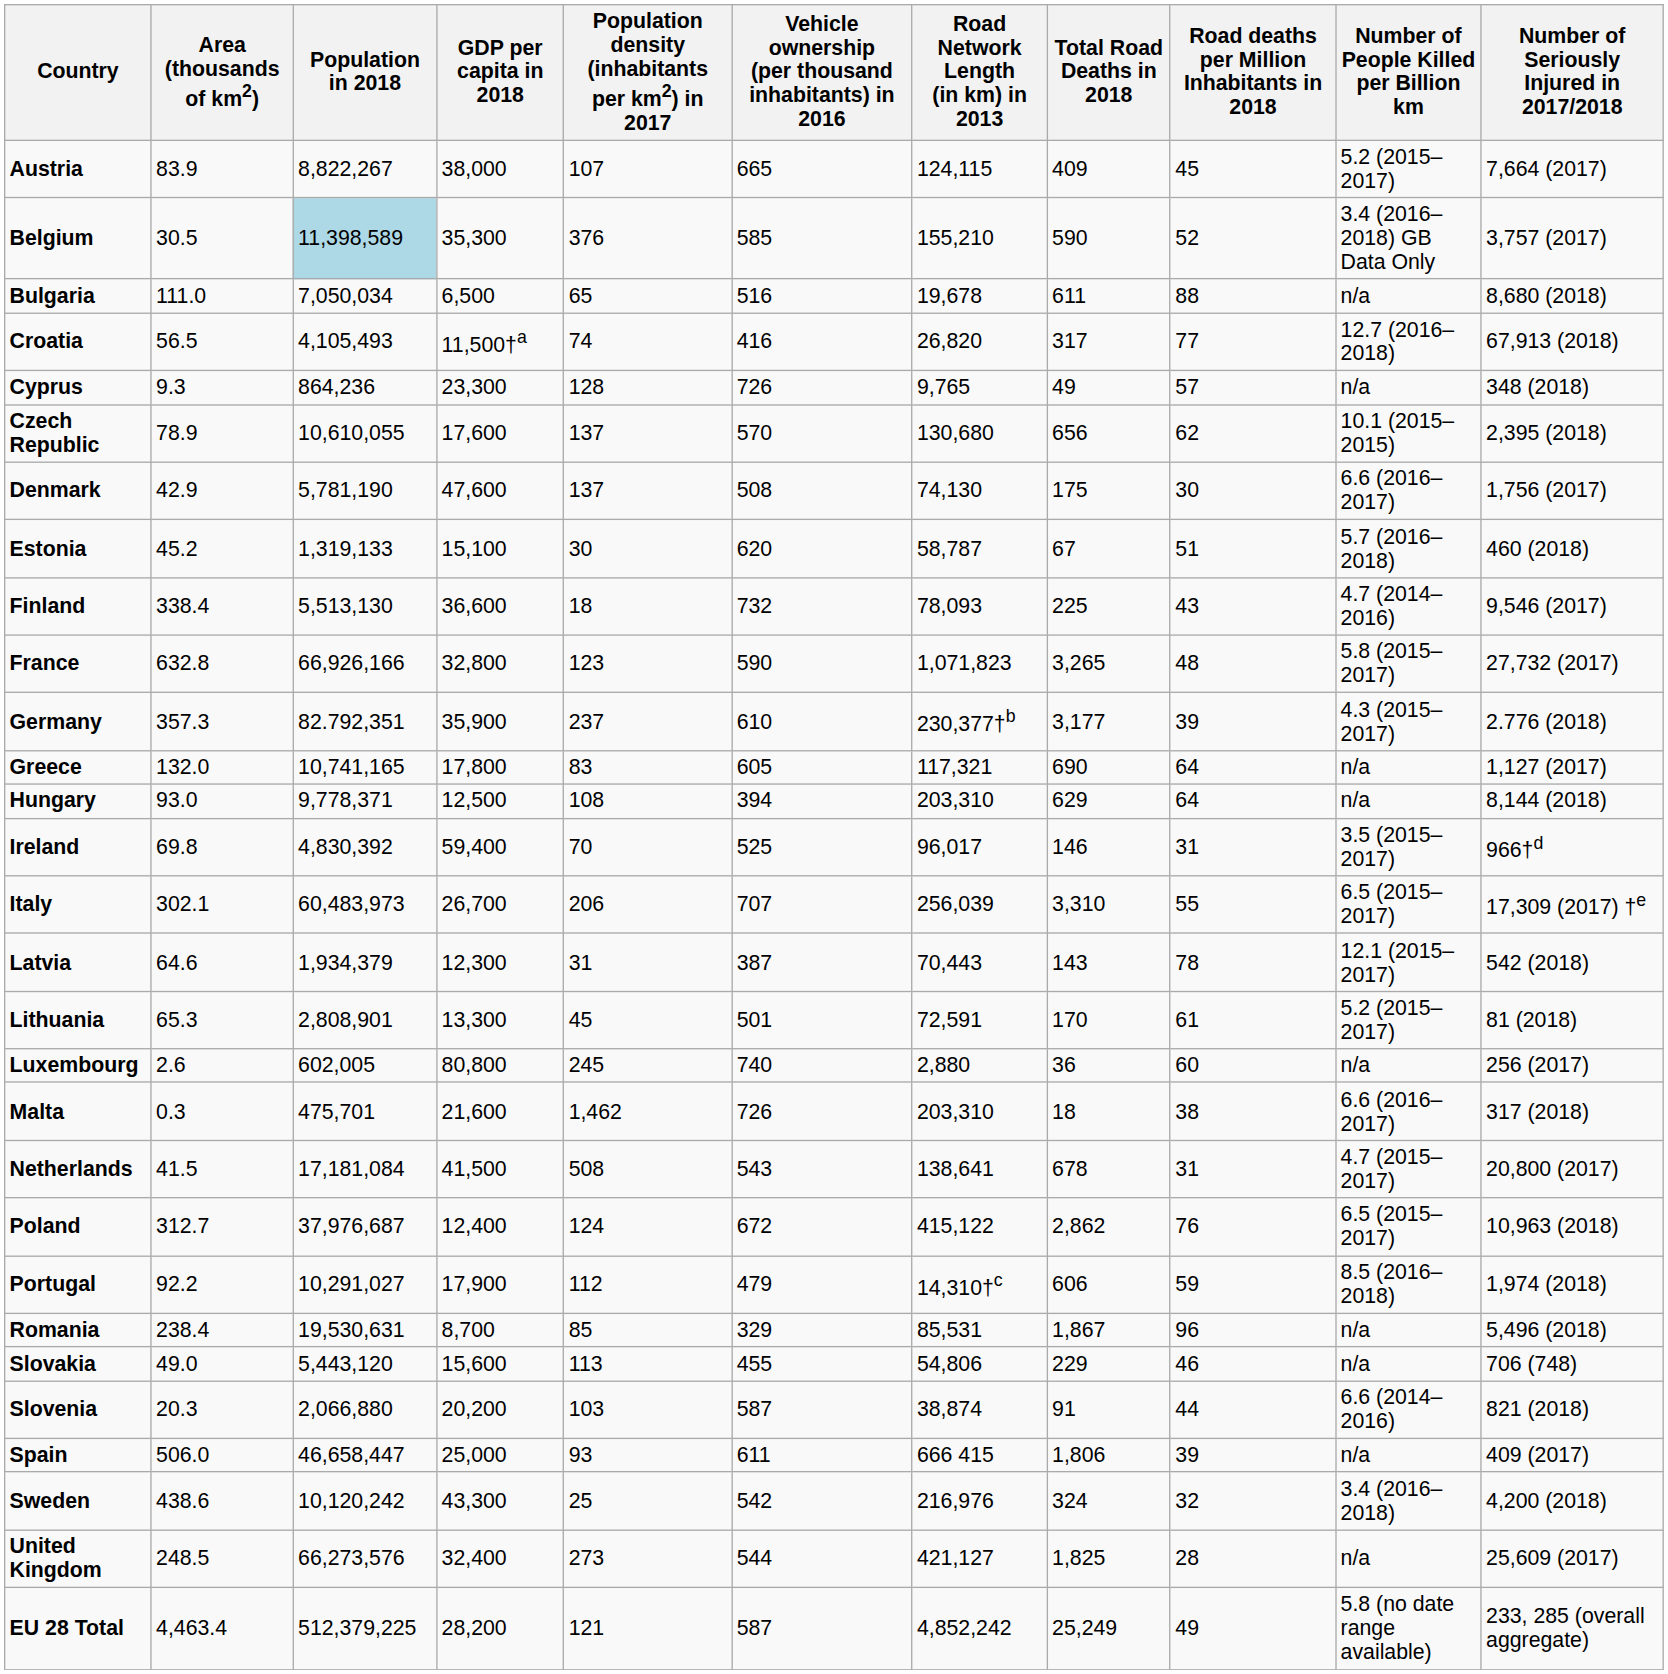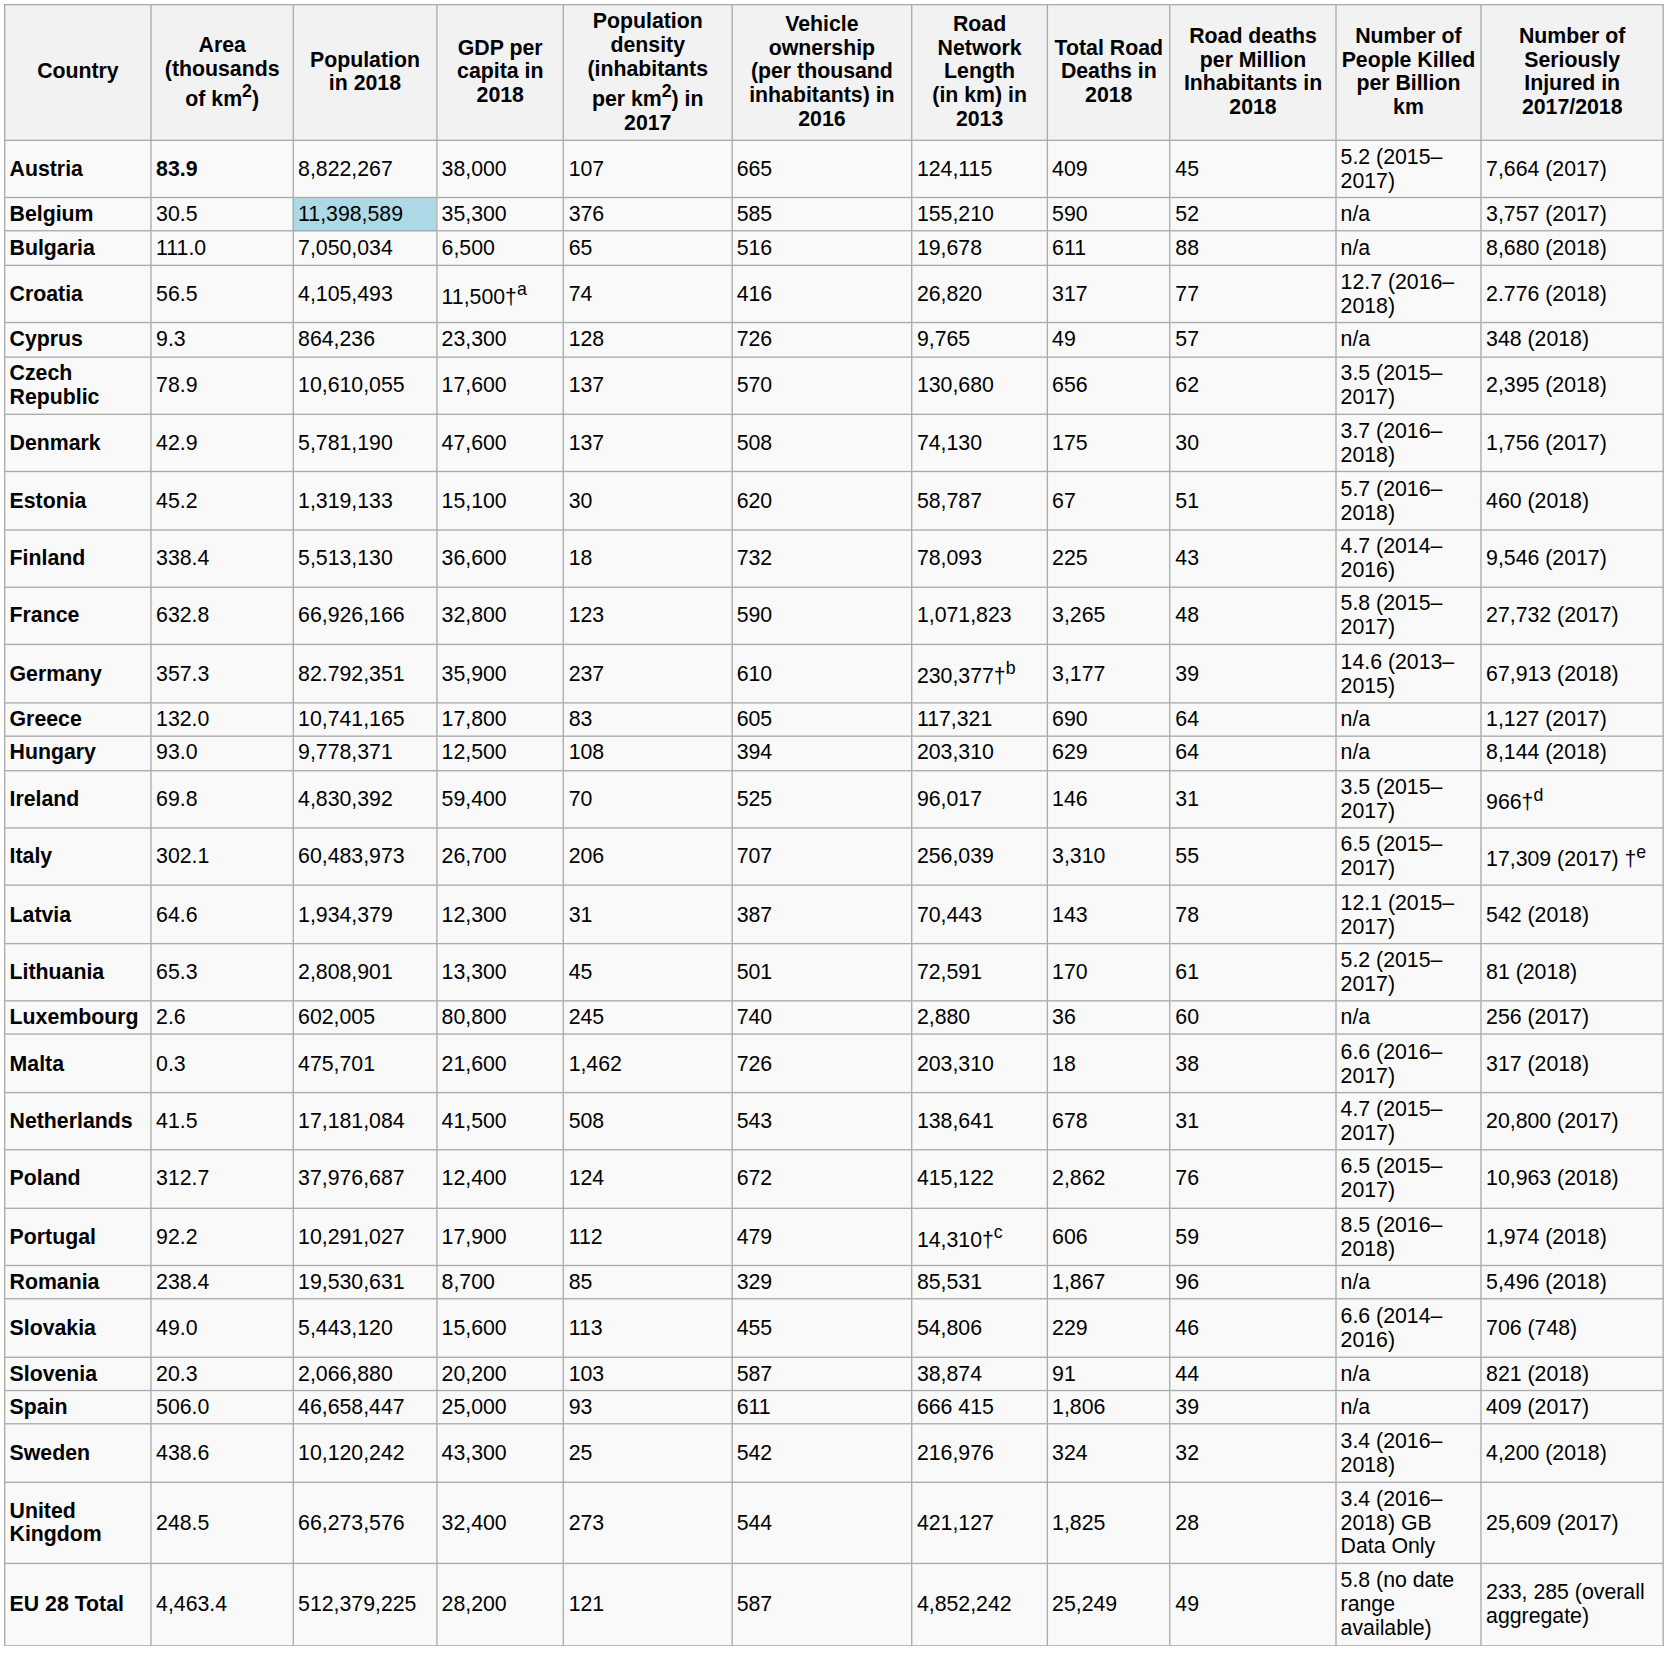(177, 168) normal -> (177, 168) bold
(1391, 238) 3.4 (2016–2018) GB Data Only -> (1355, 214) n/a
(1552, 341) 67,913 (2018) -> (1546, 293) 2.776 (2018)
(1397, 433) 10.1 (2015–2015) -> (1391, 385) 3.5 (2015–2017)
(1391, 490) 6.6 (2016–2017) -> (1391, 442) 3.7 (2016–2018)
(1391, 721) 4.3 (2015–2017) -> (1397, 673) 14.6 (2013–2015)
(1546, 721) 2.776 (2018) -> (1552, 673) 67,913 (2018)
(1355, 1363) n/a -> (1391, 1327) 6.6 (2014–2016)
(1391, 1409) 6.6 (2014–2016) -> (1355, 1373) n/a
(1355, 1558) n/a -> (1391, 1522) 3.4 (2016–2018) GB Data Only
